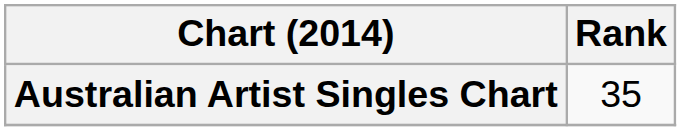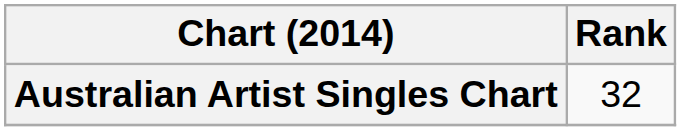(621, 93) 35 -> (621, 93) 32
